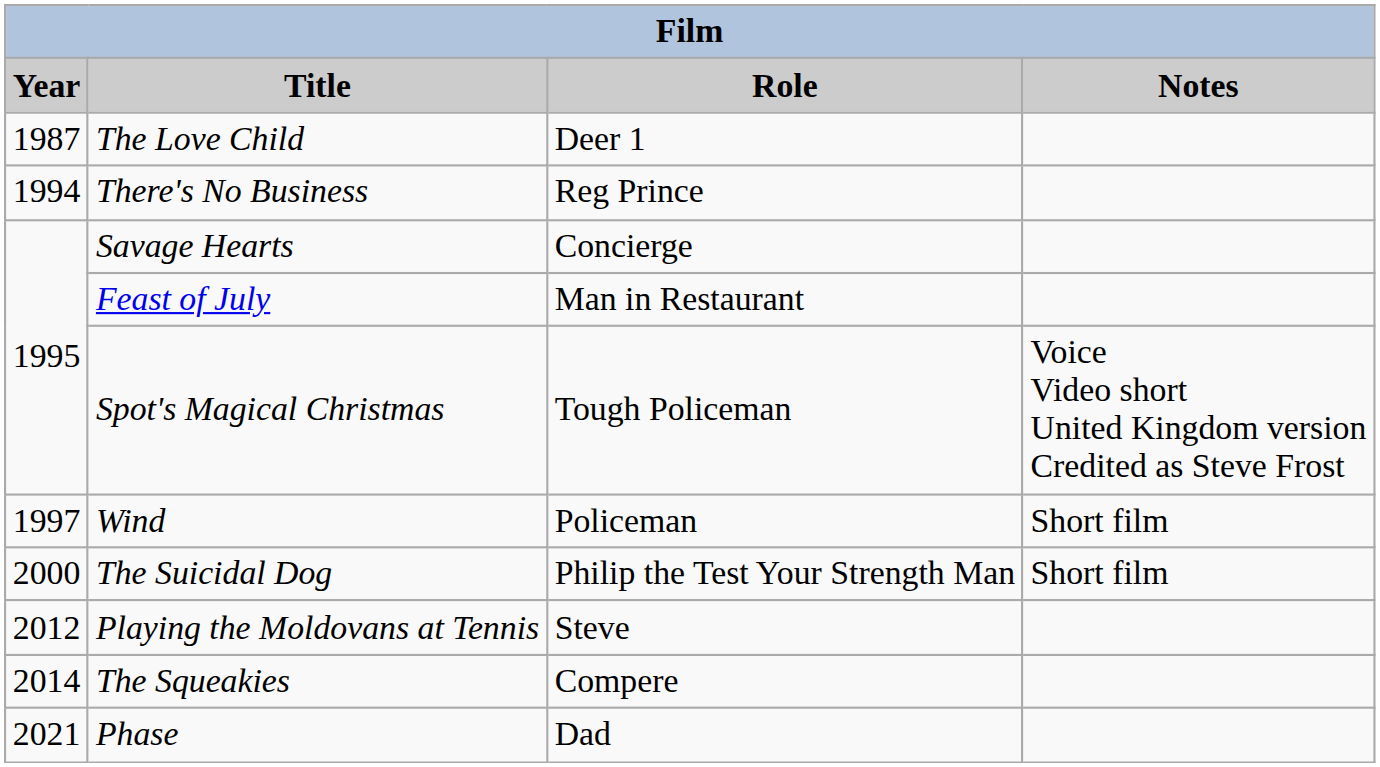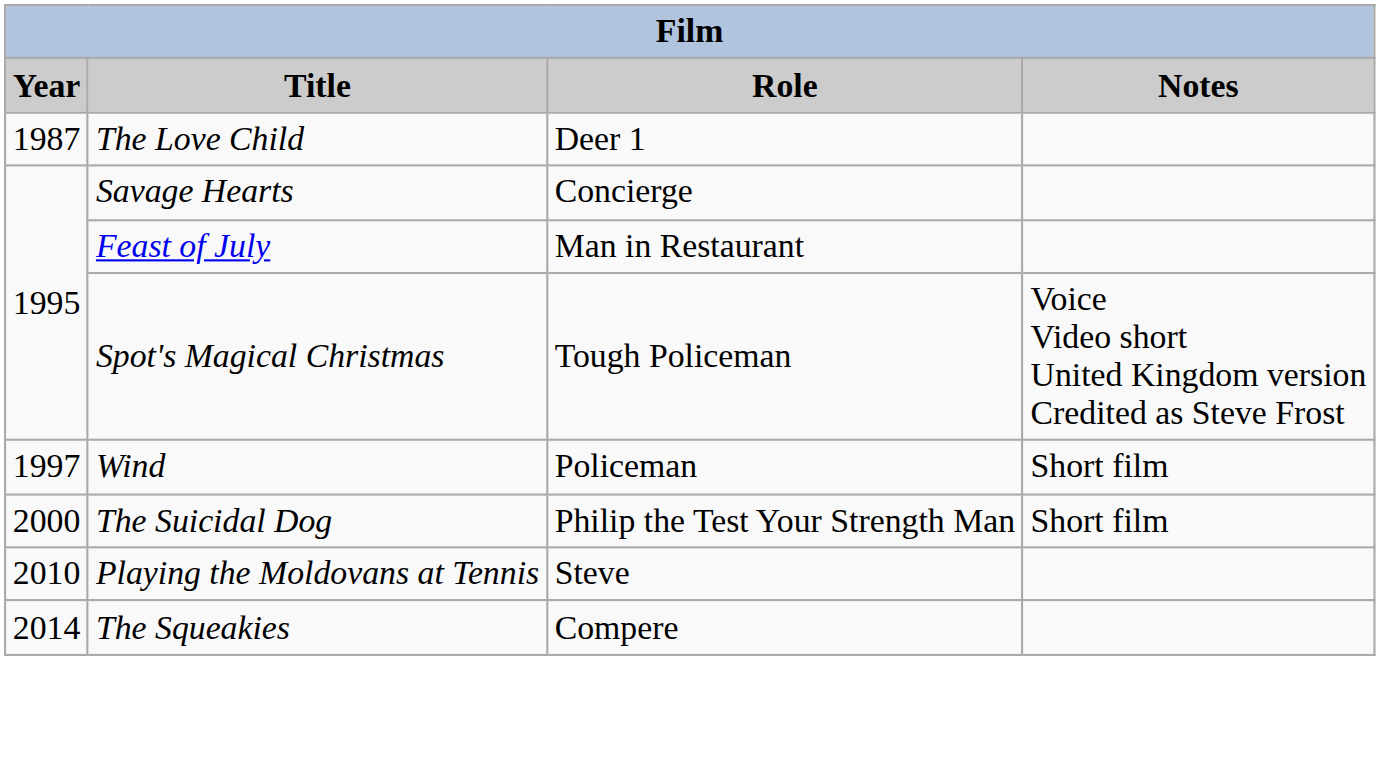- row: (232, 191)
(47, 627) 2012 -> (47, 573) 2010
- row: (137, 734)
